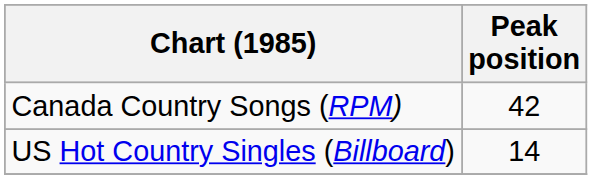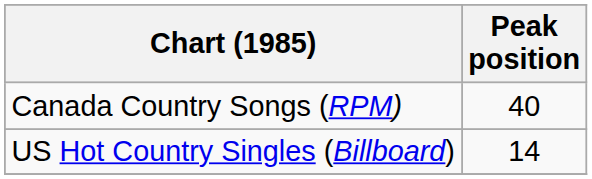(524, 105) 42 -> (524, 105) 40
